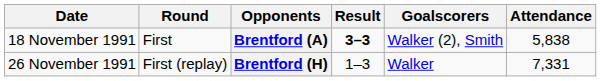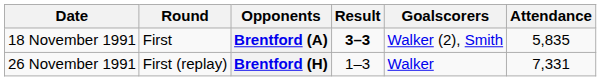(551, 40) 5,838 -> (551, 40) 5,835
